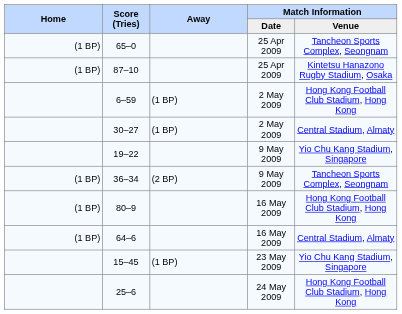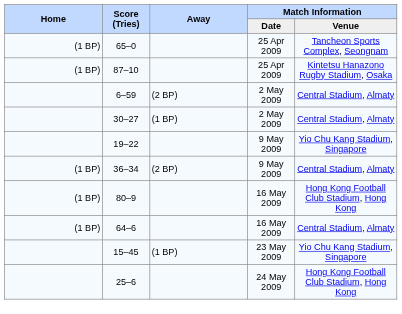(165, 100) (1 BP) -> (165, 95) (2 BP)
(346, 100) Hong Kong Football Club Stadium, Hong Kong -> (346, 95) Central Stadium, Almaty
(346, 179) Tancheon Sports Complex, Seongnam -> (346, 168) Central Stadium, Almaty
